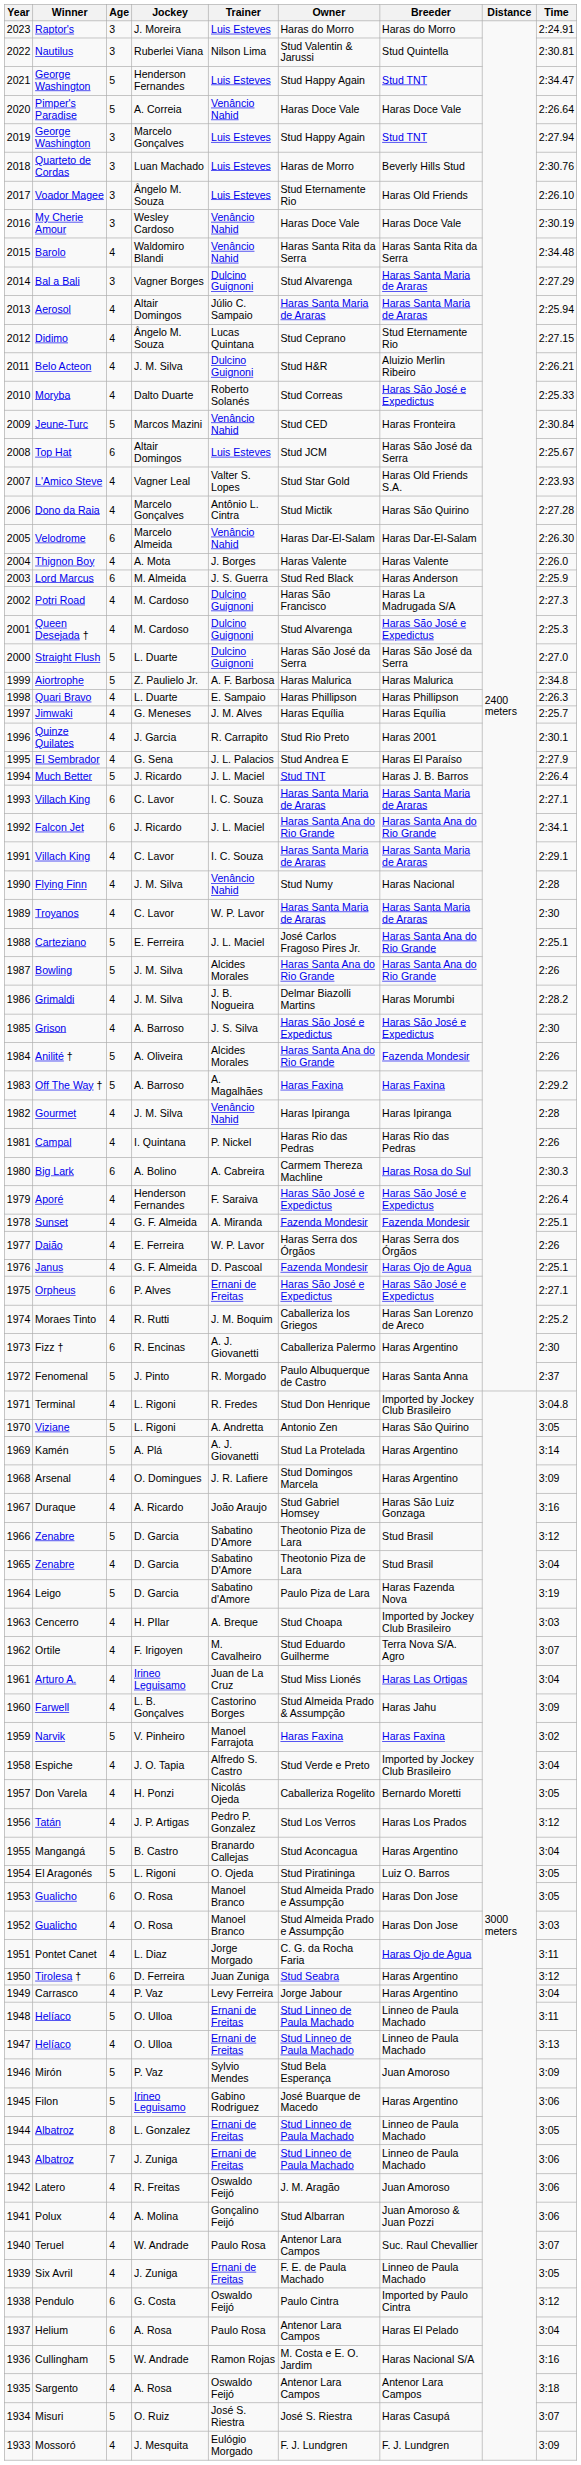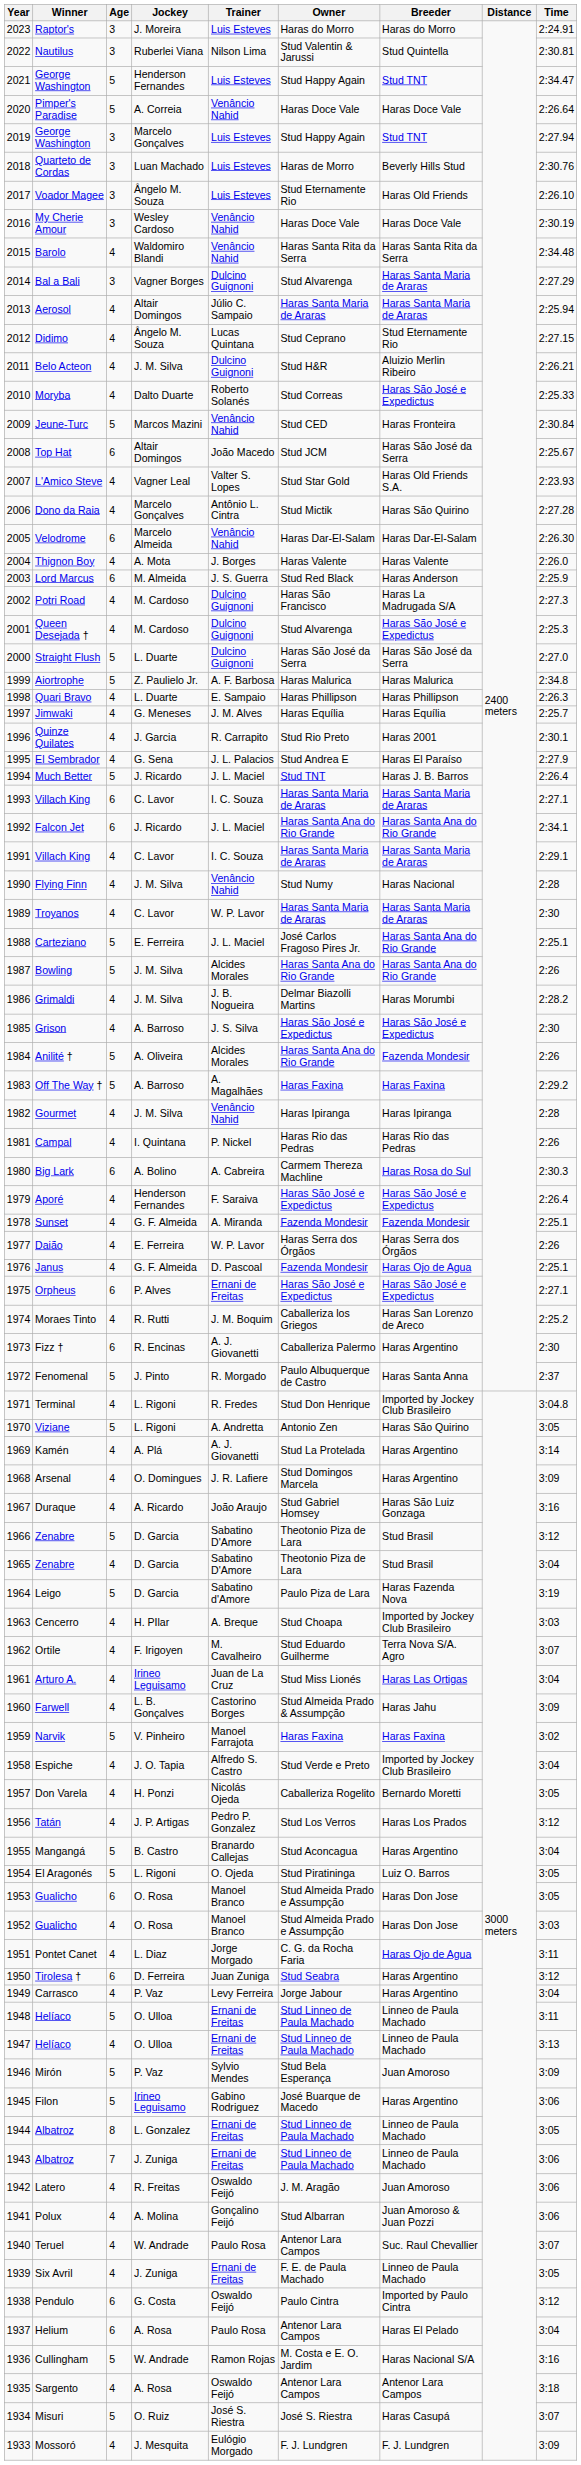(241, 453) Luis Esteves -> (243, 453) João Macedo
(112, 1450) 5 -> (112, 1450) 4
